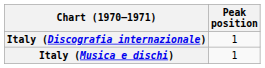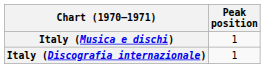rows swapped: (106, 39) <-> (106, 55)
